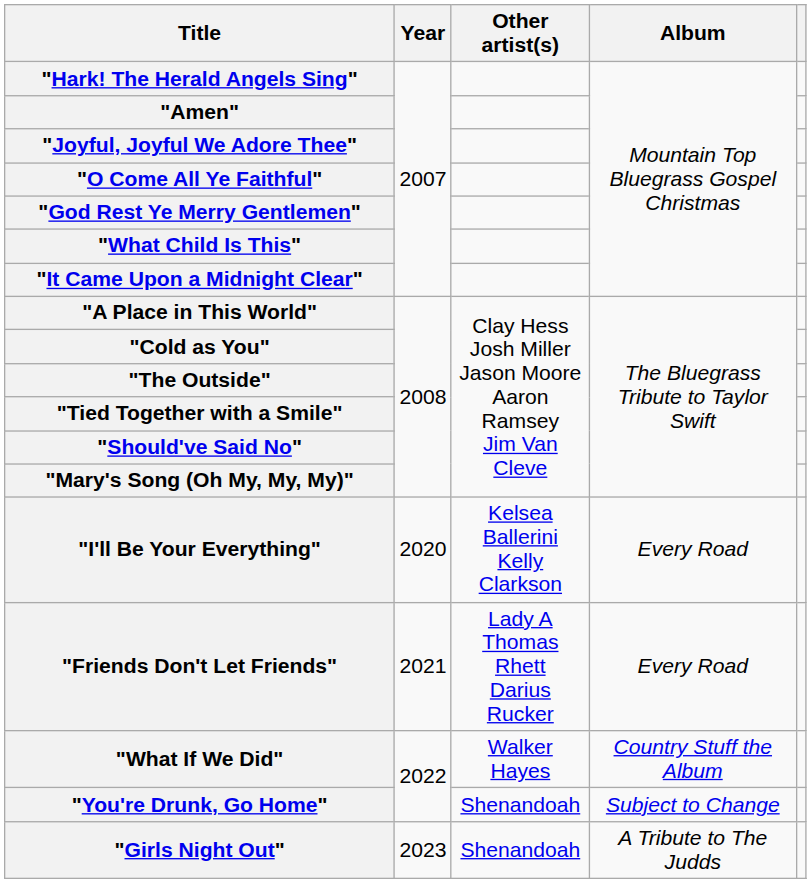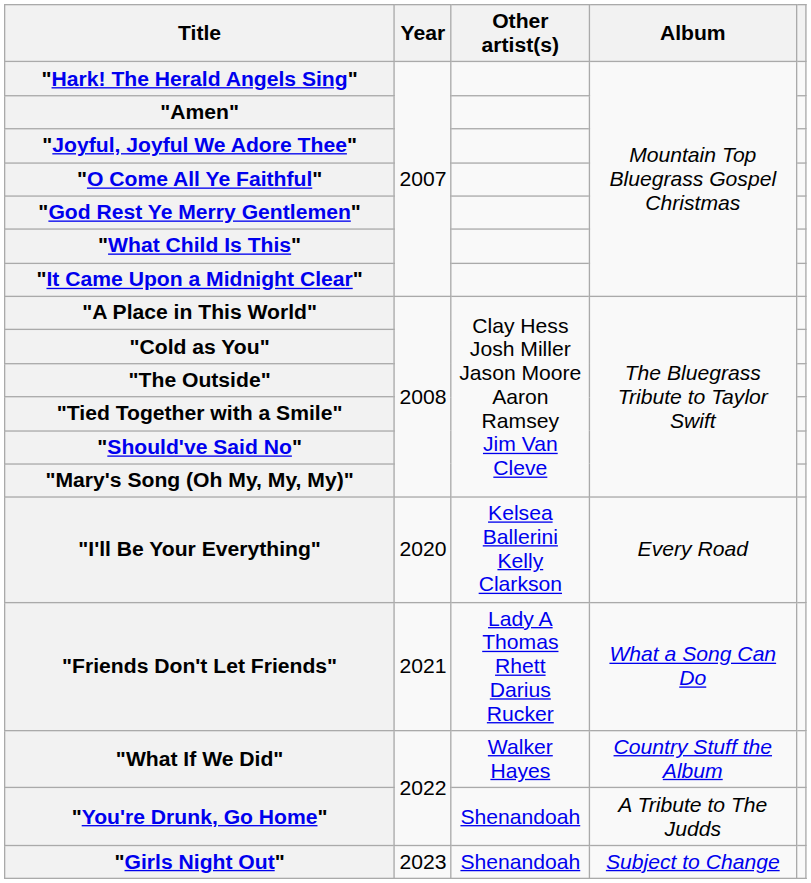(693, 666) Every Road -> (693, 666) What a Song Can Do
(693, 804) Subject to Change -> (693, 816) A Tribute to The Judds
(693, 849) A Tribute to The Judds -> (693, 861) Subject to Change
